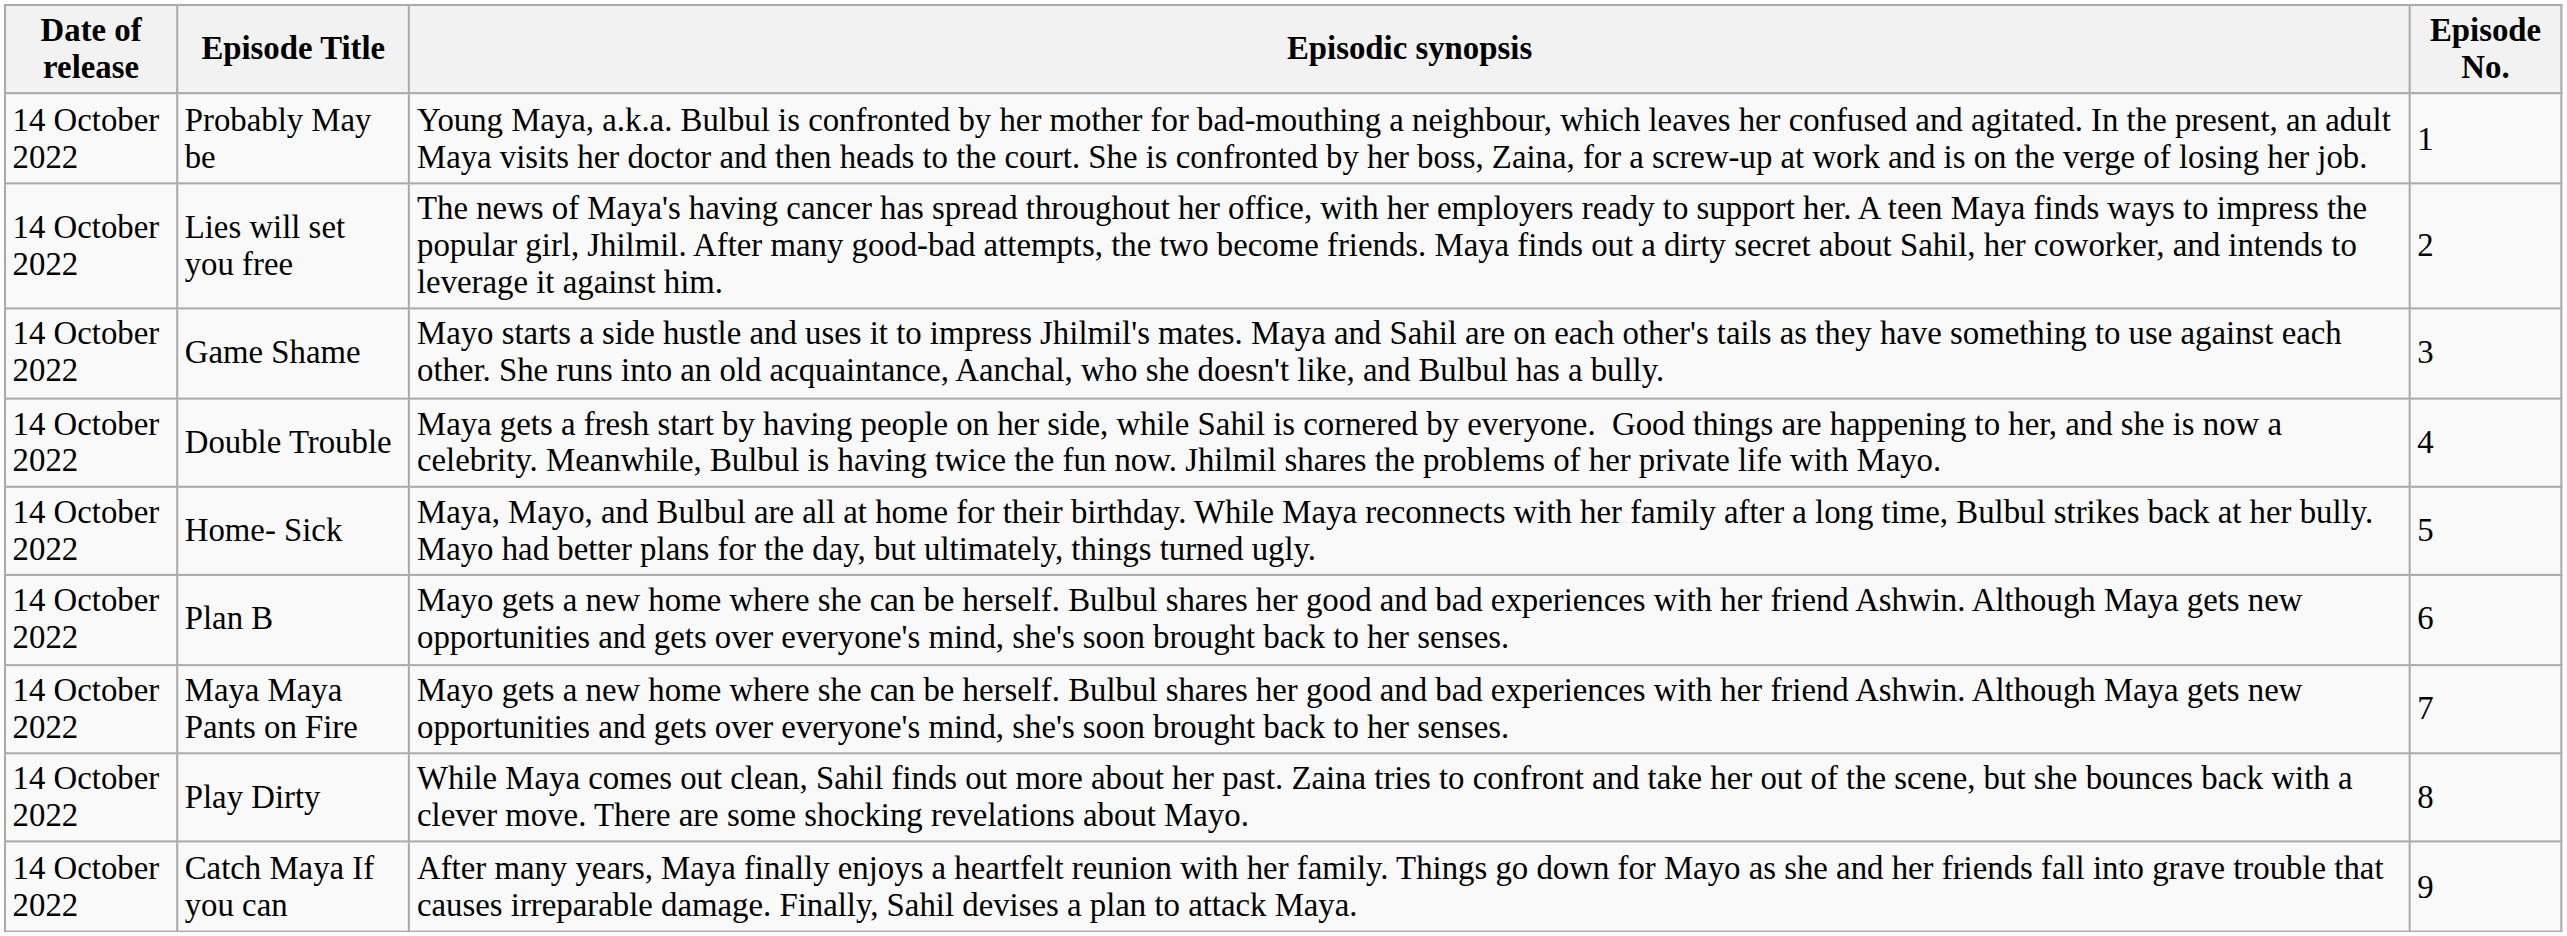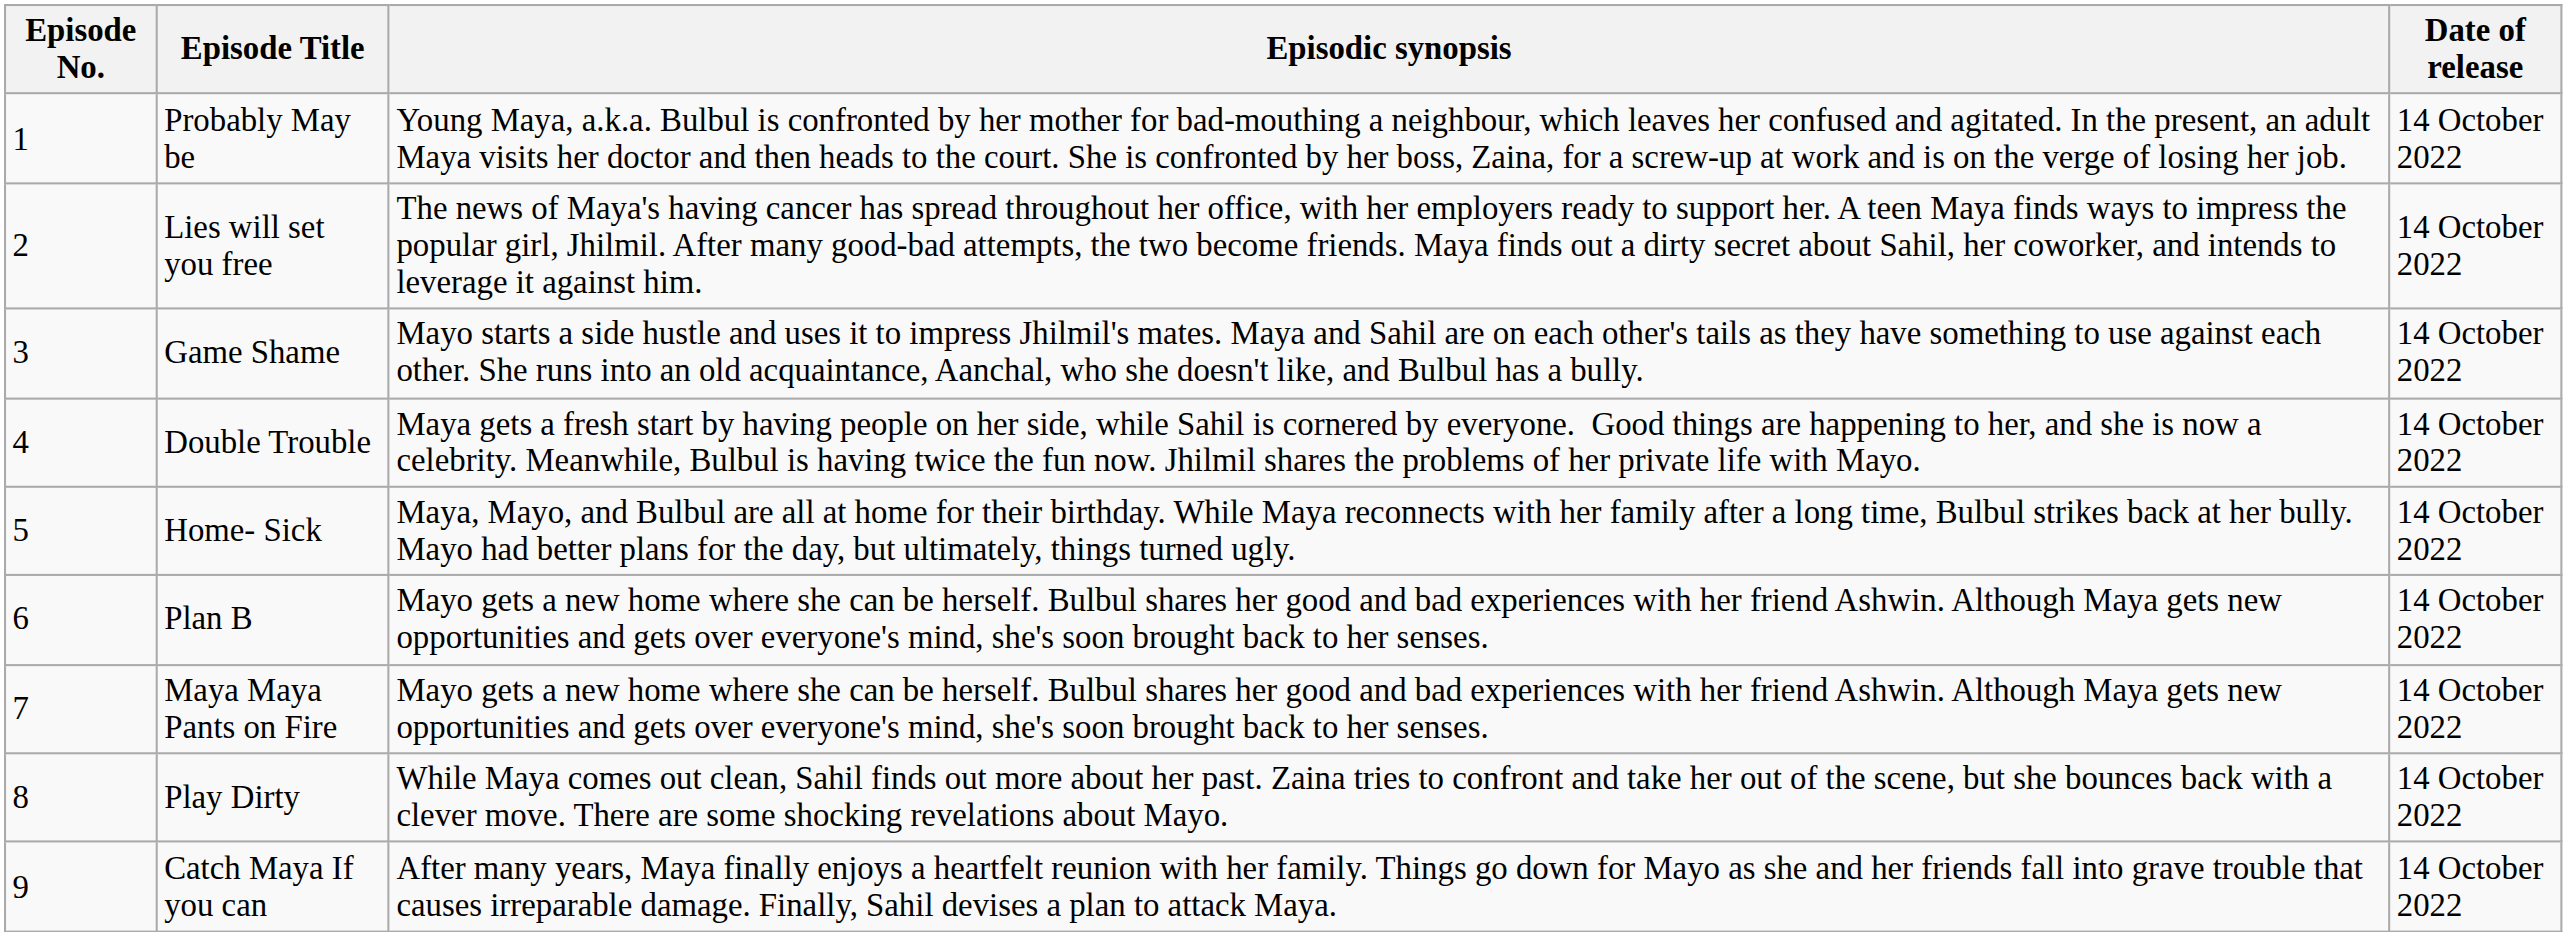columns swapped: (2486, 48) <-> (91, 48)
